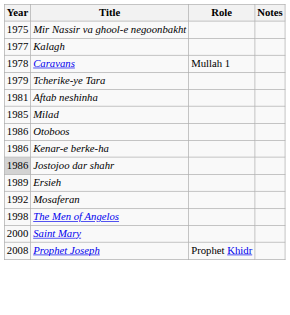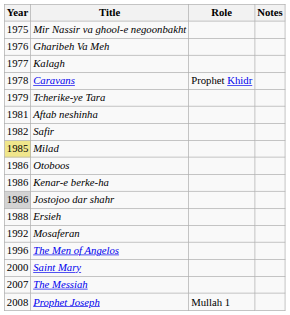+ row: (71, 47)
(211, 64) Mullah 1 -> (222, 81) Prophet Khidr
+ row: (44, 132)
(18, 115) no background -> (18, 149) khaki background
(18, 183) 1989 -> (18, 217) 1988
(18, 217) 1998 -> (18, 251) 1996
+ row: (60, 285)
(222, 251) Prophet Khidr -> (211, 302) Mullah 1
